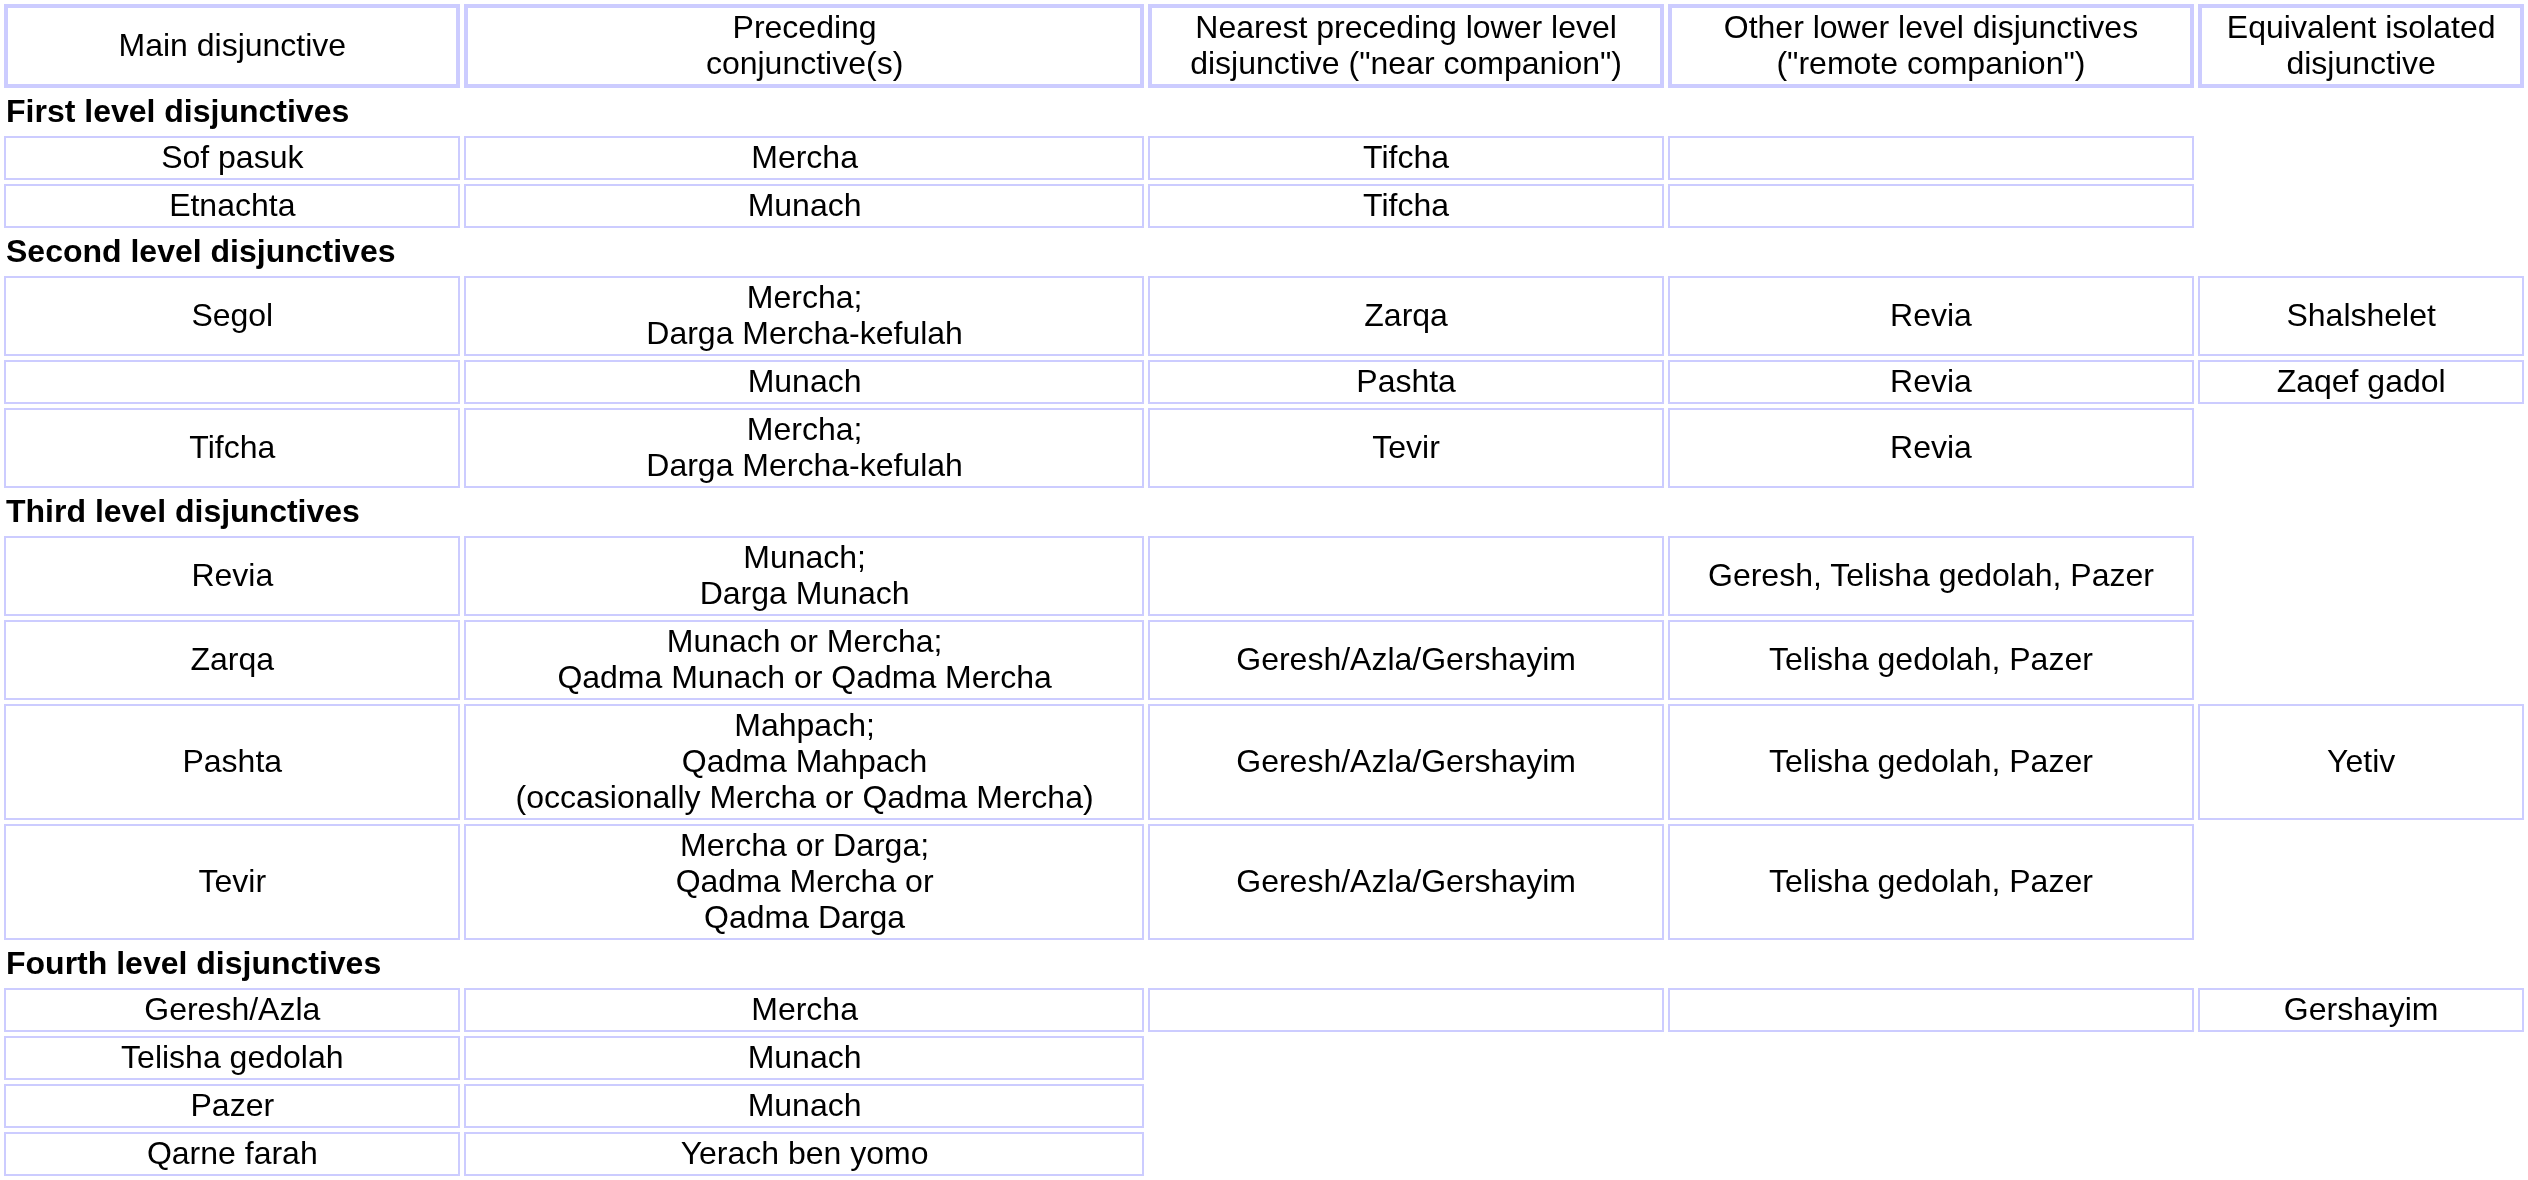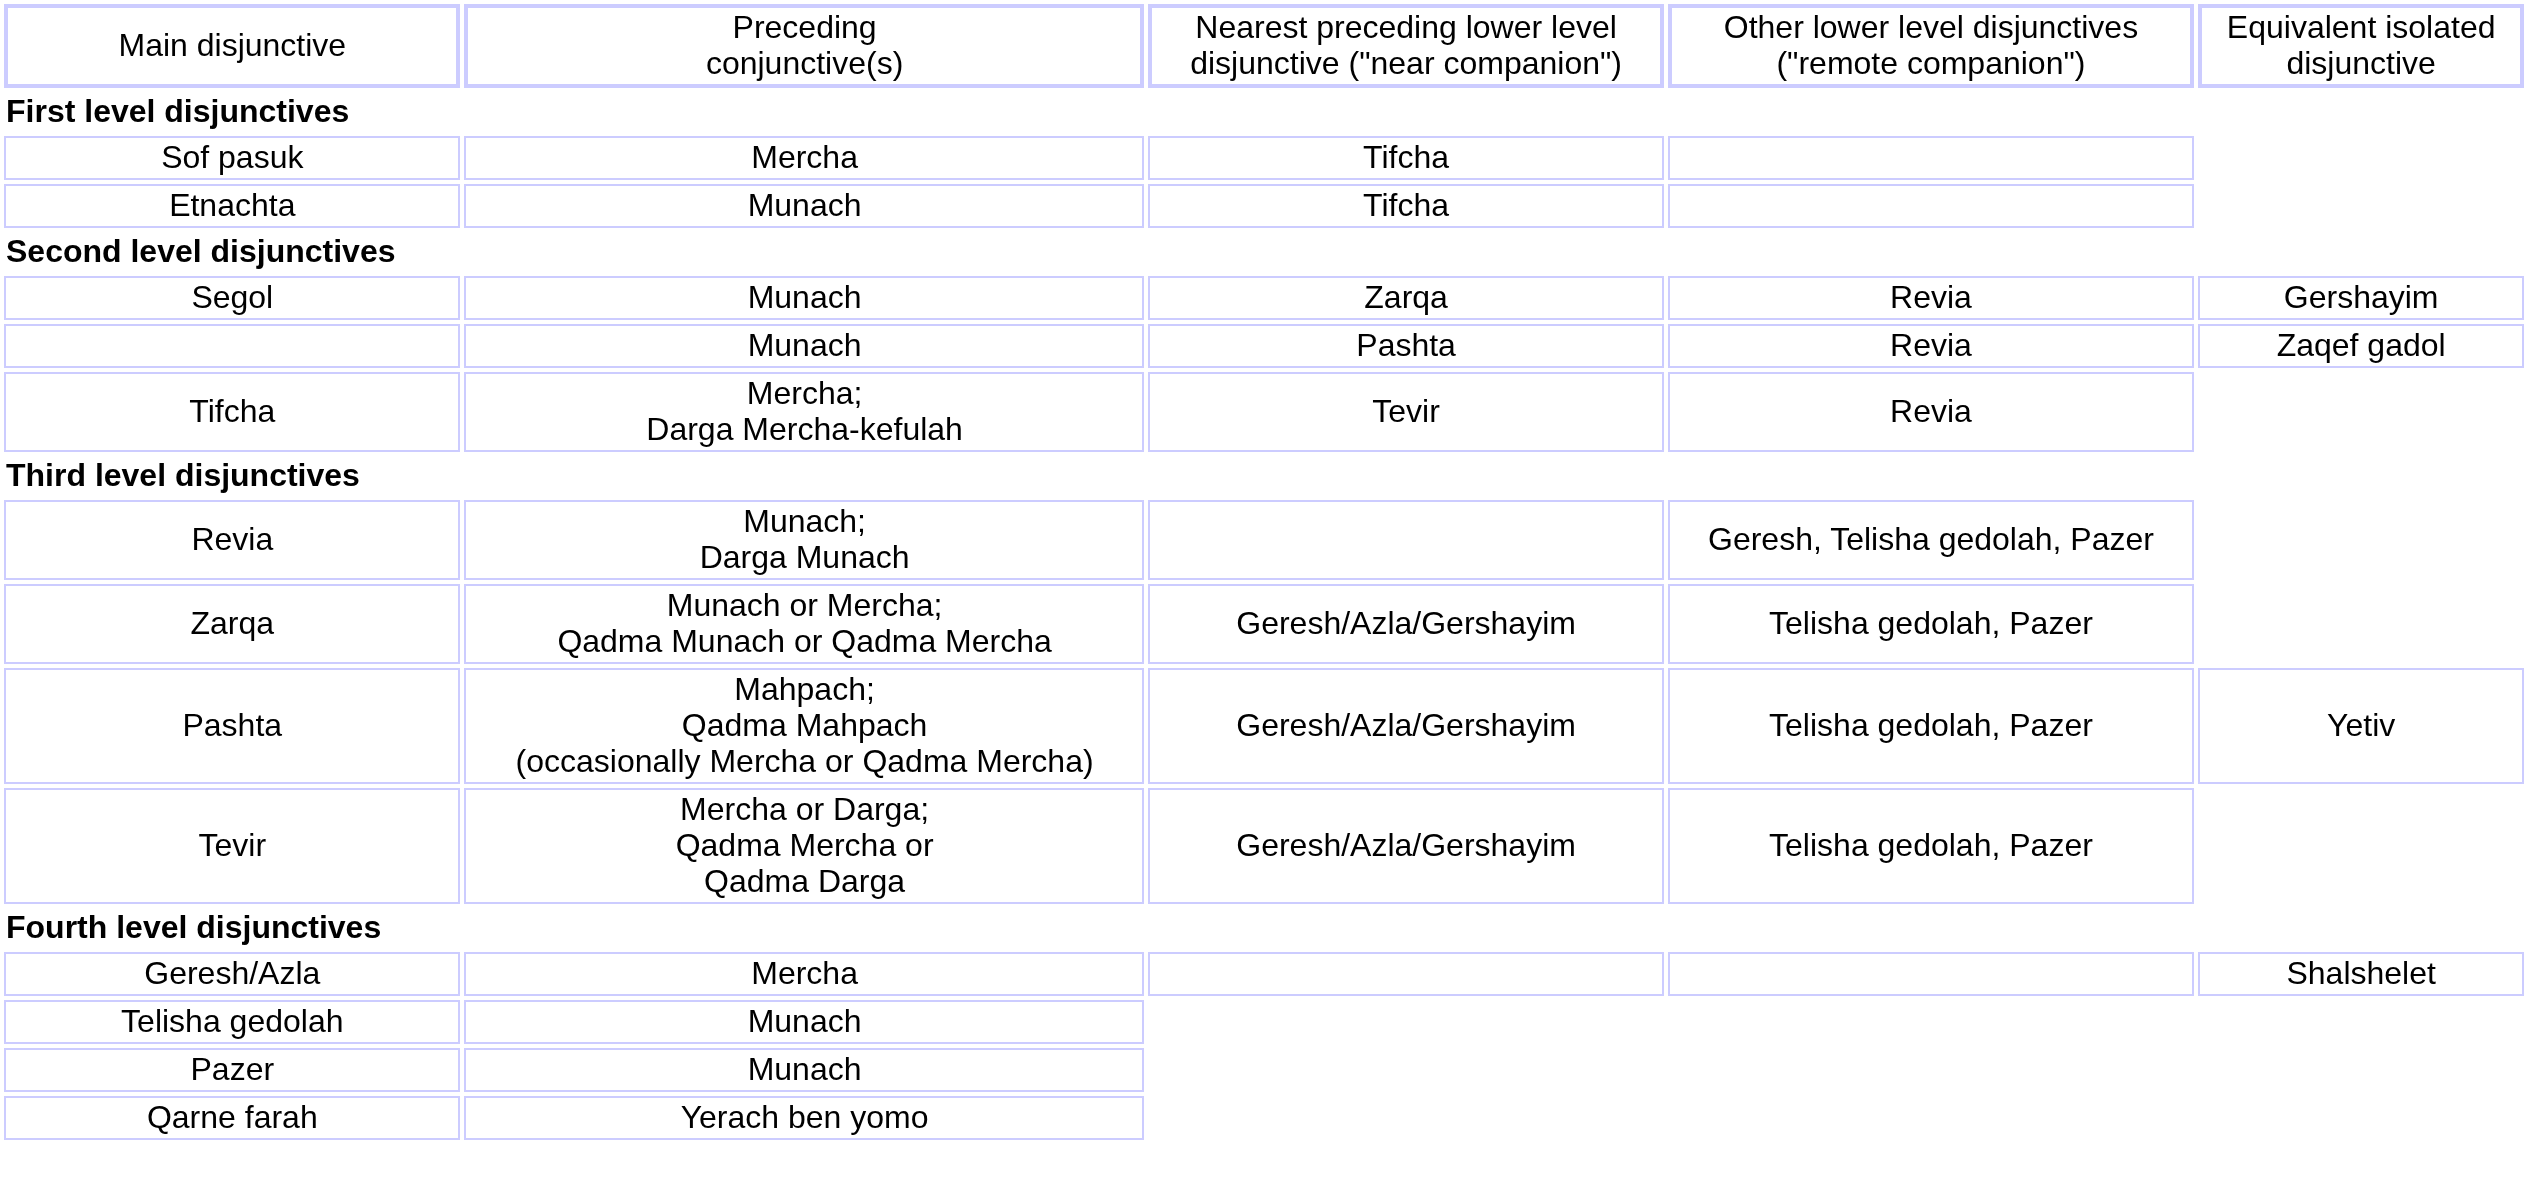(805, 315) Mercha; Darga Mercha-kefulah -> (805, 297) Munach
(2361, 315) Shalshelet -> (2361, 297) Gershayim
(2361, 1009) Gershayim -> (2361, 973) Shalshelet
